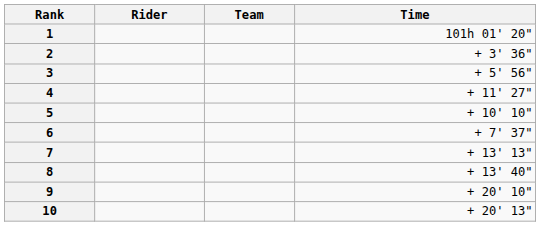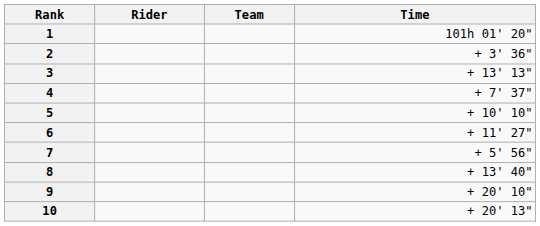(503, 73) + 5' 56" -> (500, 73) + 13' 13"
(500, 93) + 11' 27" -> (503, 93) + 7' 37"
(503, 133) + 7' 37" -> (500, 133) + 11' 27"
(500, 152) + 13' 13" -> (503, 152) + 5' 56"
